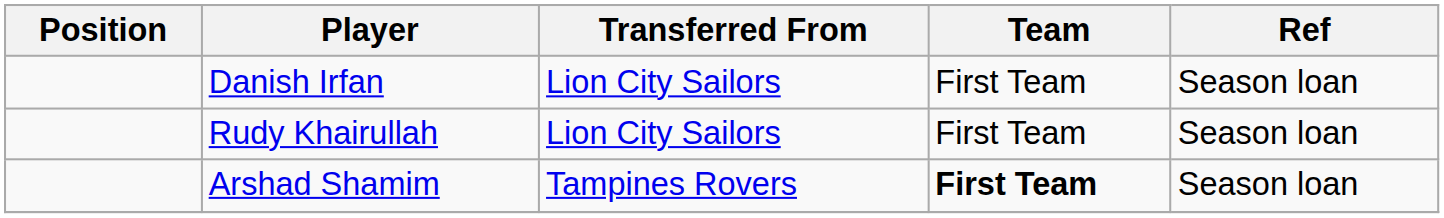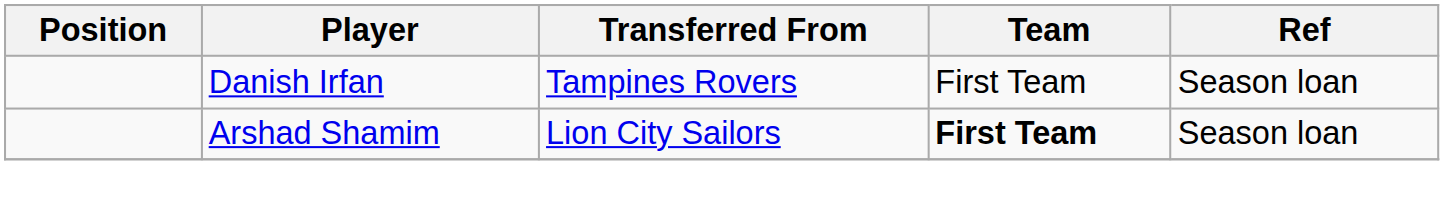(663, 81) Lion City Sailors -> (672, 81) Tampines Rovers
- row: (323, 133)
(672, 184) Tampines Rovers -> (663, 133) Lion City Sailors
